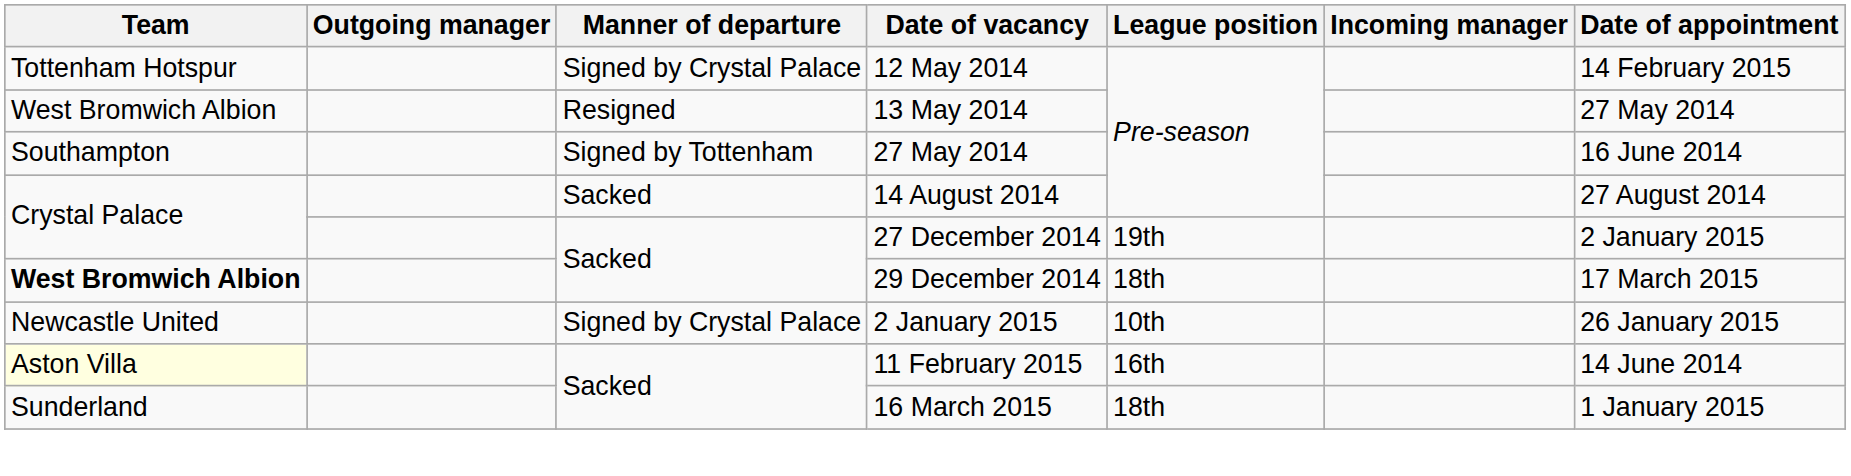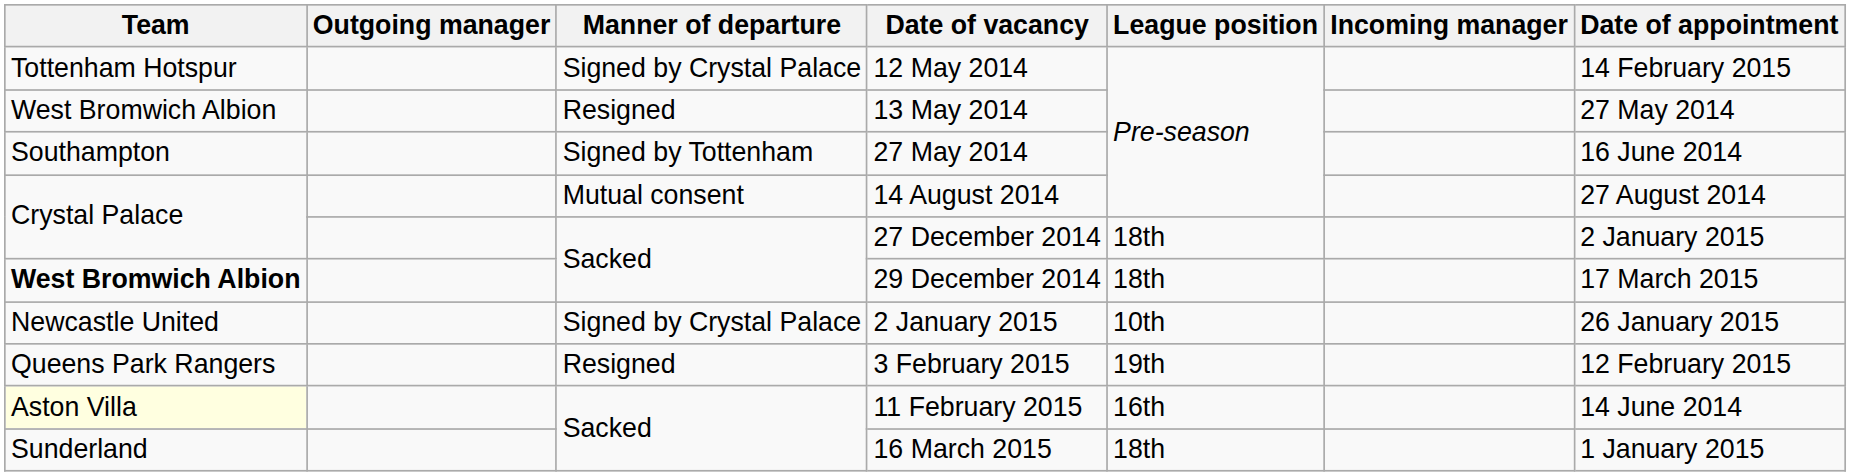(607, 195) Sacked -> (653, 195) Mutual consent
(1139, 237) 19th -> (1139, 237) 18th
+ row: (972, 364)
